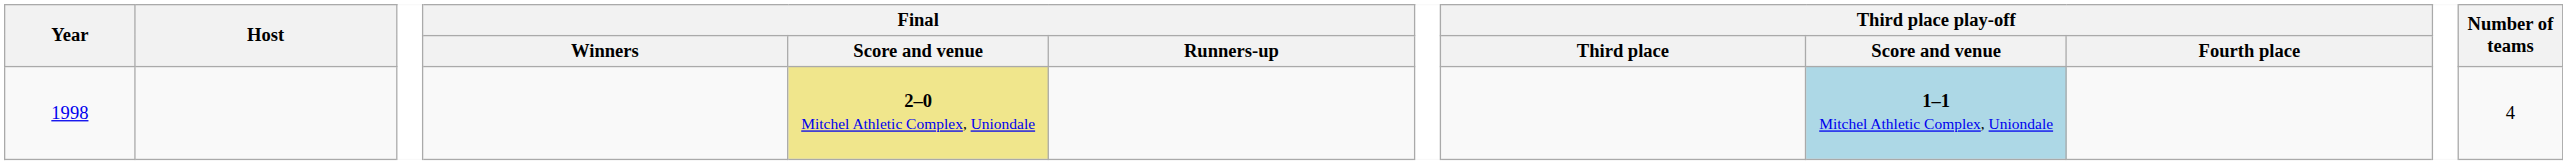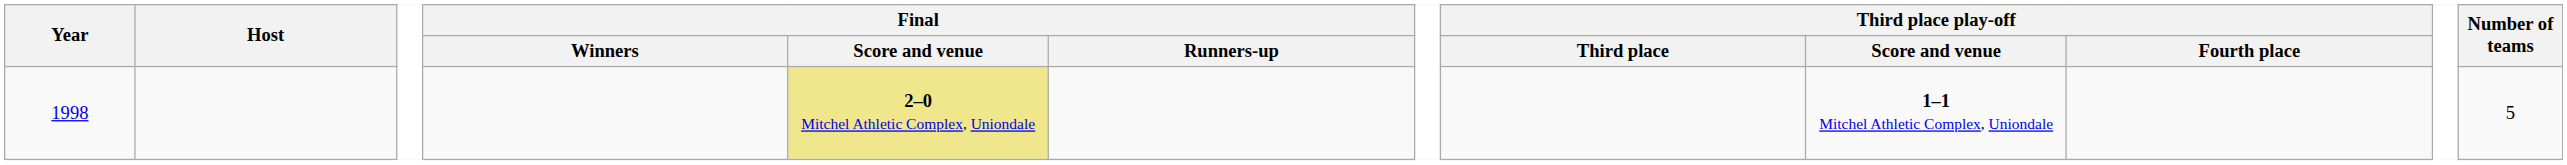(1936, 112) lightblue background -> (1936, 112) no background
(2510, 112) 4 -> (2510, 112) 5
